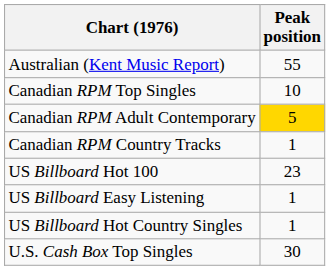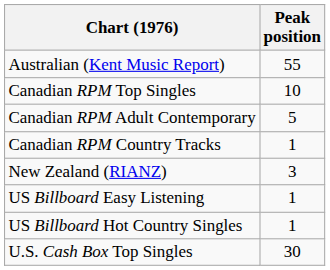(292, 117) gold background -> (292, 117) no background
+ row: (88, 171)
- row: (83, 171)
